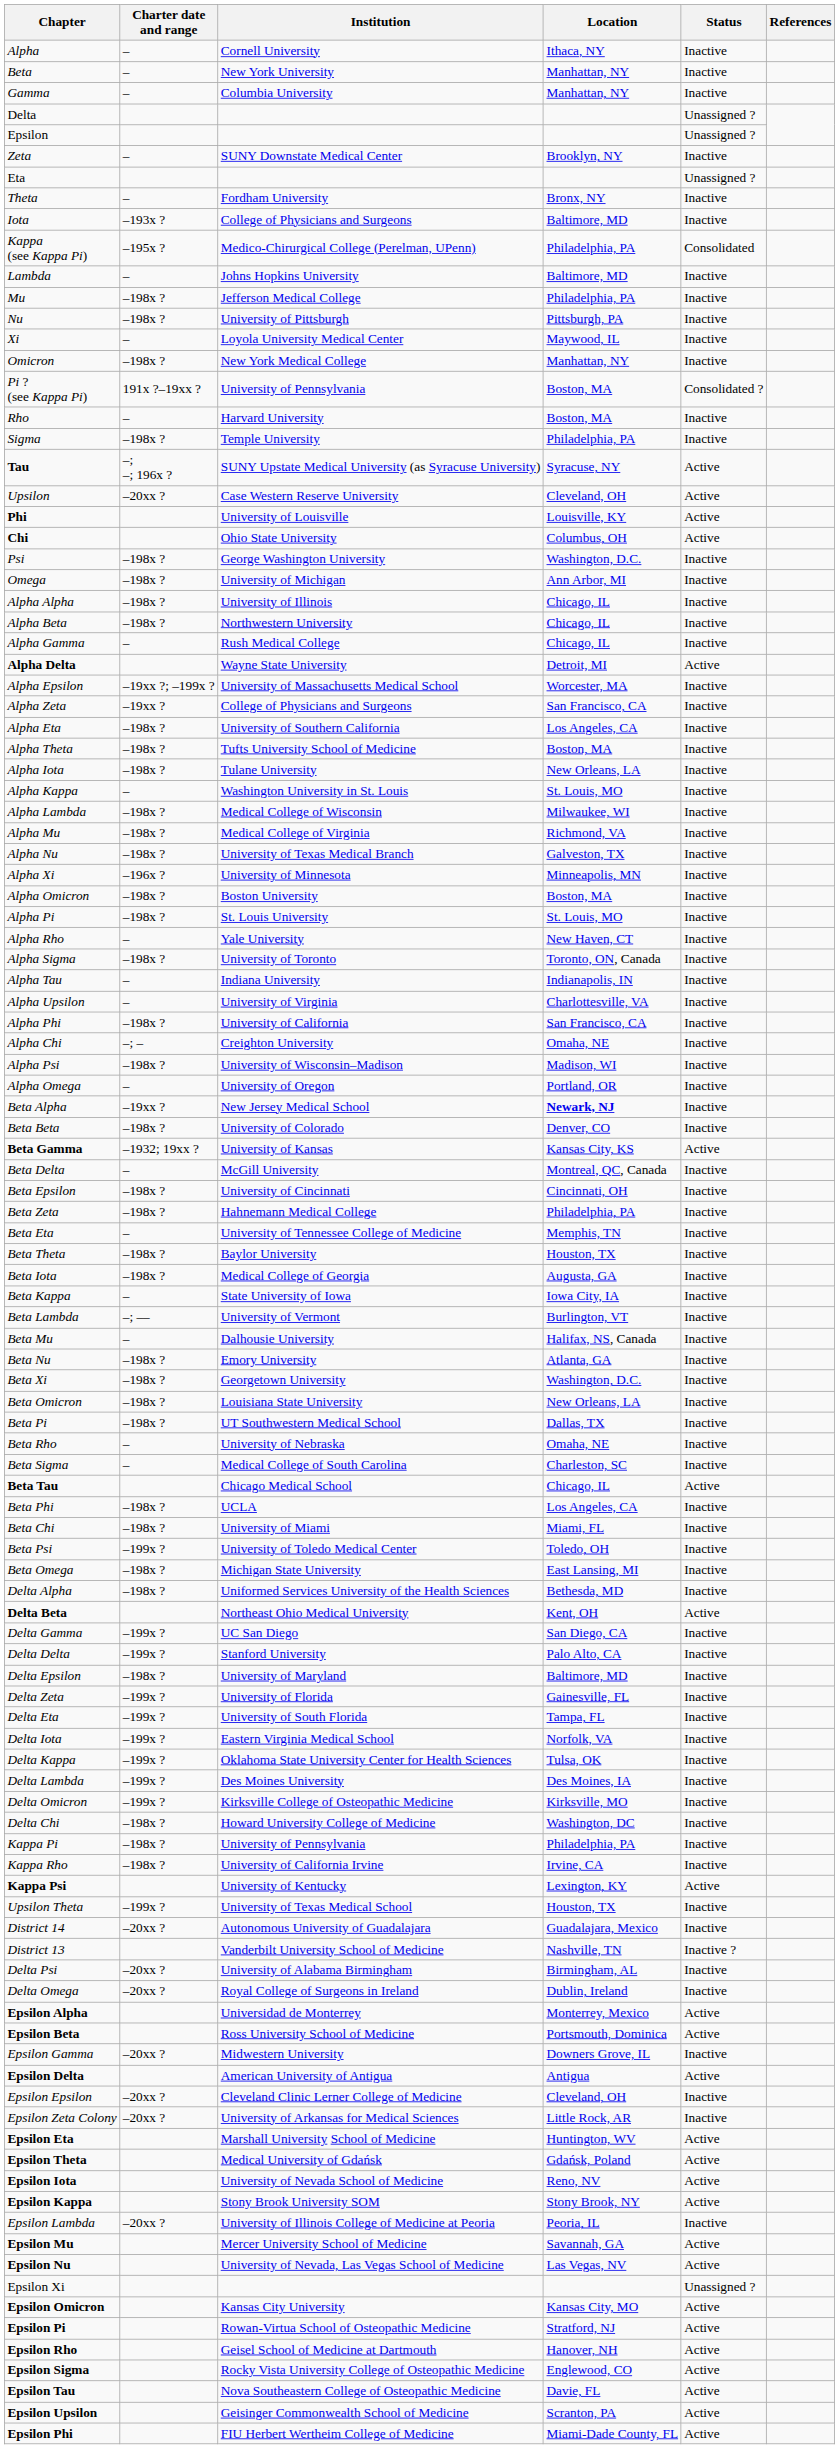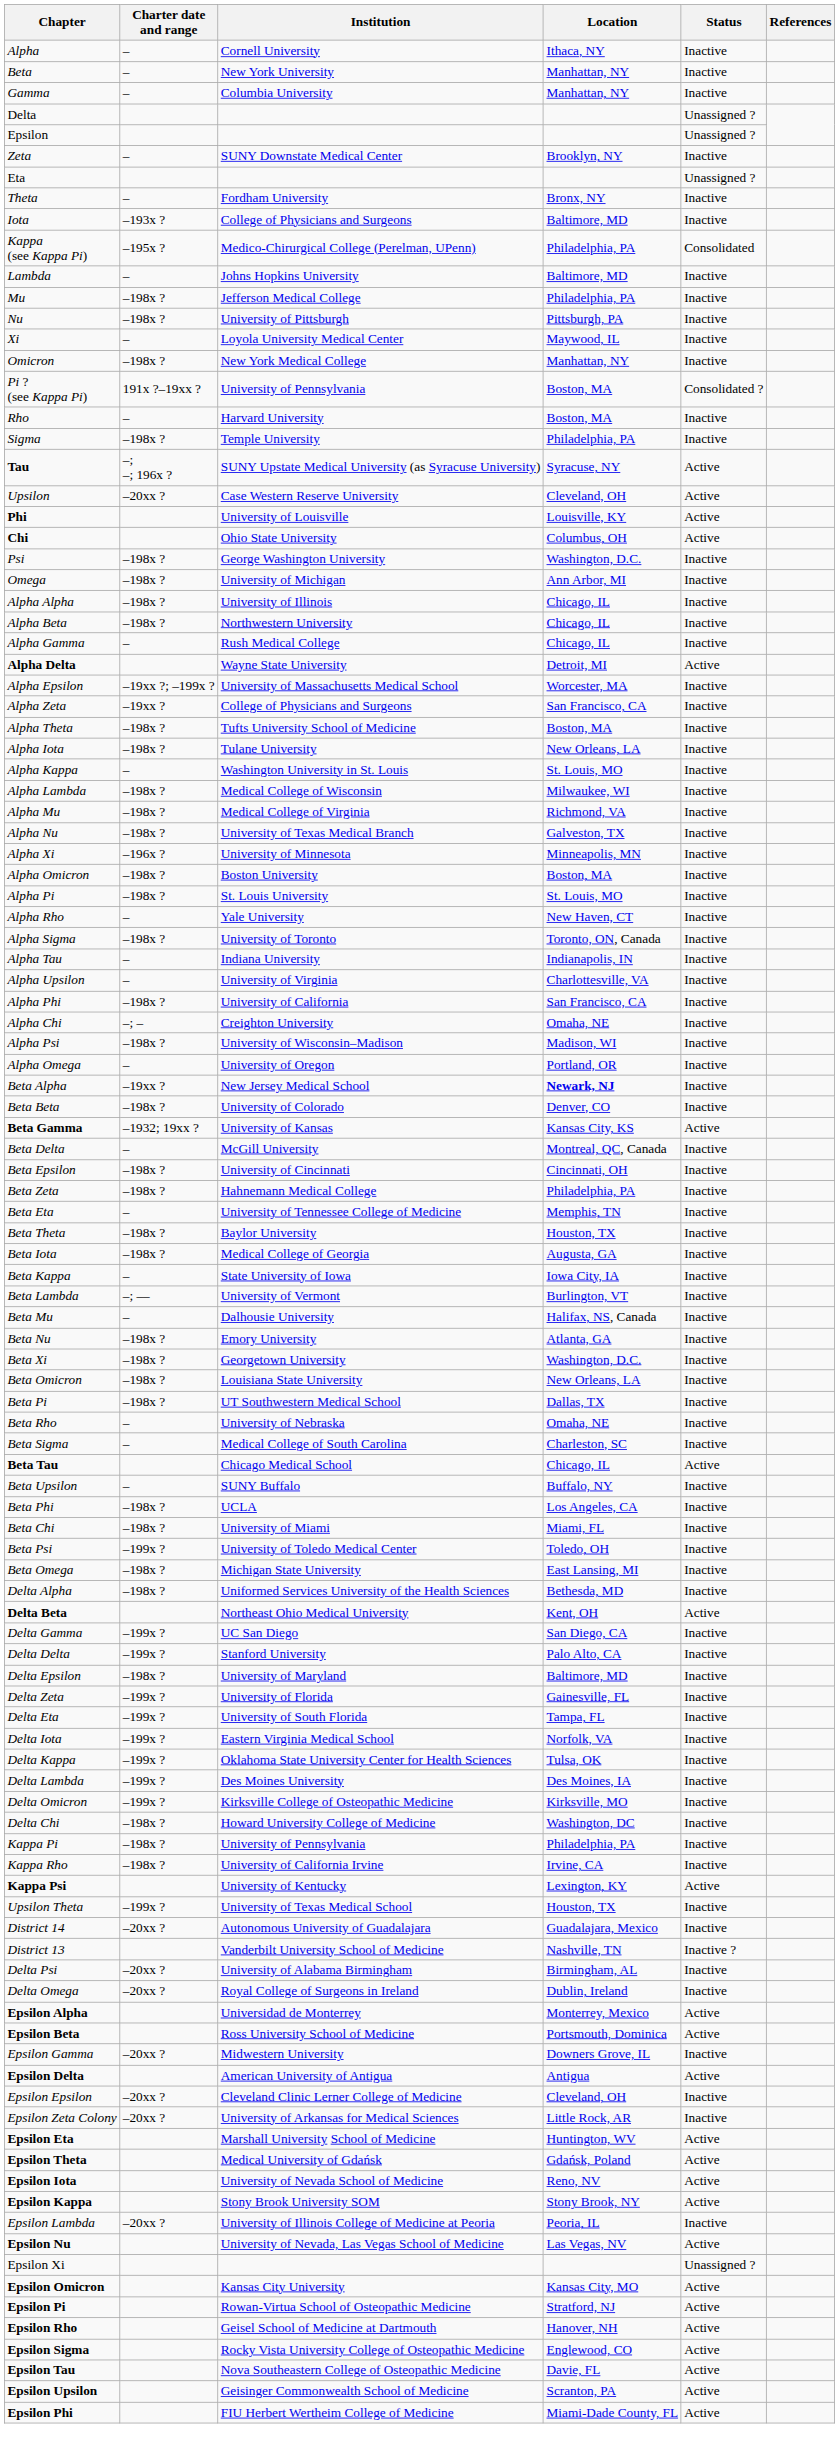- row: (34, 727)
+ row: (42, 1485)
- row: (41, 2244)
